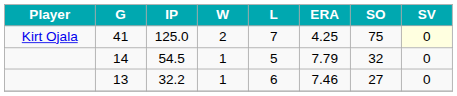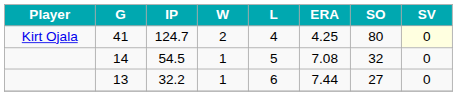(172, 36) 125.0 -> (172, 36) 124.7
(274, 36) 7 -> (274, 36) 4
(376, 36) 75 -> (376, 36) 80
(325, 58) 7.79 -> (325, 58) 7.08
(325, 79) 7.46 -> (325, 79) 7.44
